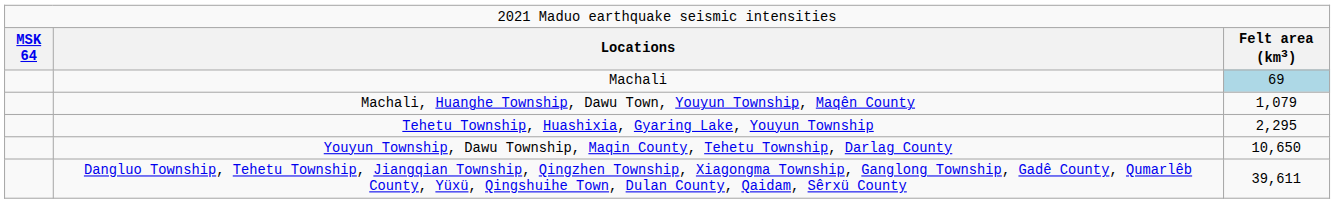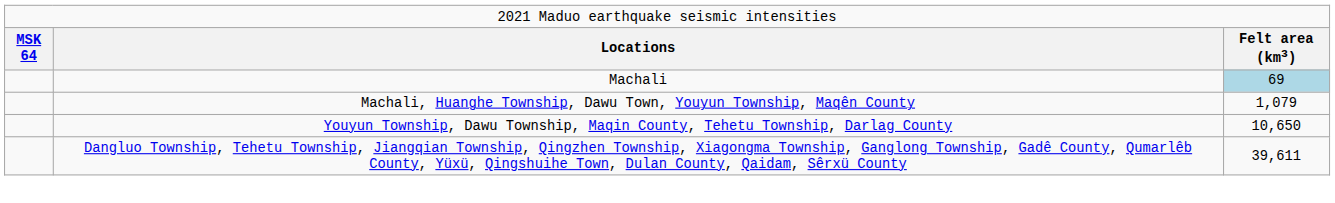- row: (638, 126)
